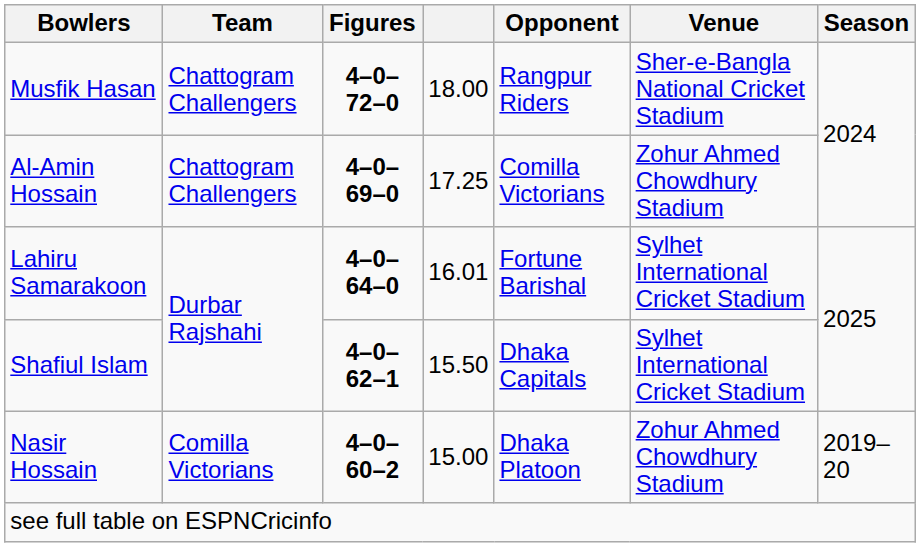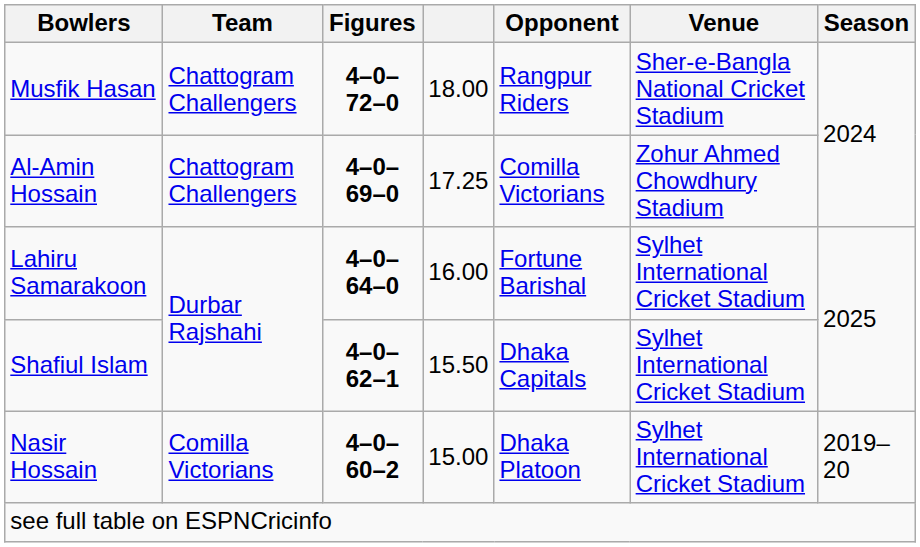(458, 272) 16.01 -> (458, 272) 16.00
(708, 456) Zohur Ahmed Chowdhury Stadium -> (720, 456) Sylhet International Cricket Stadium
